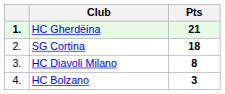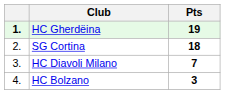(194, 30) 21 -> (194, 30) 19
(194, 64) 8 -> (194, 64) 7
